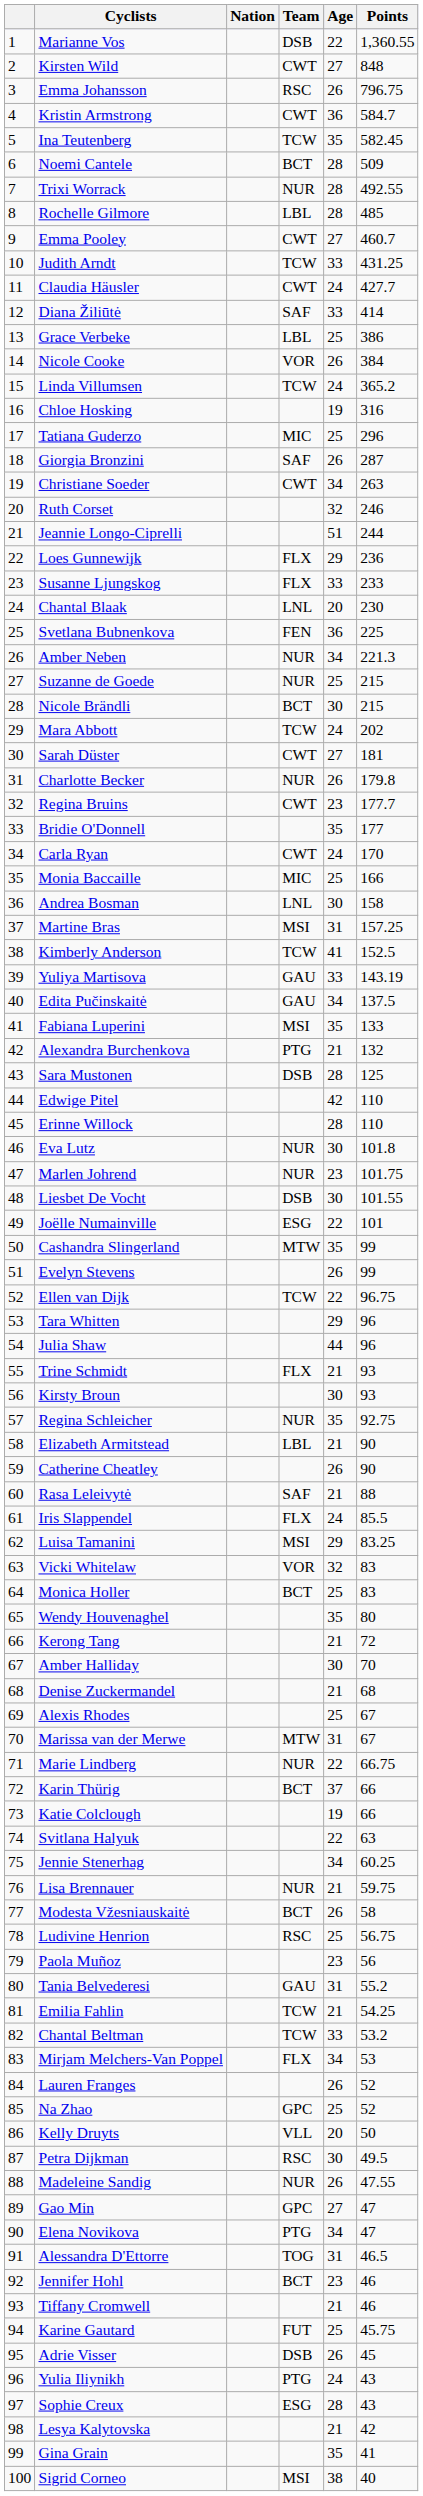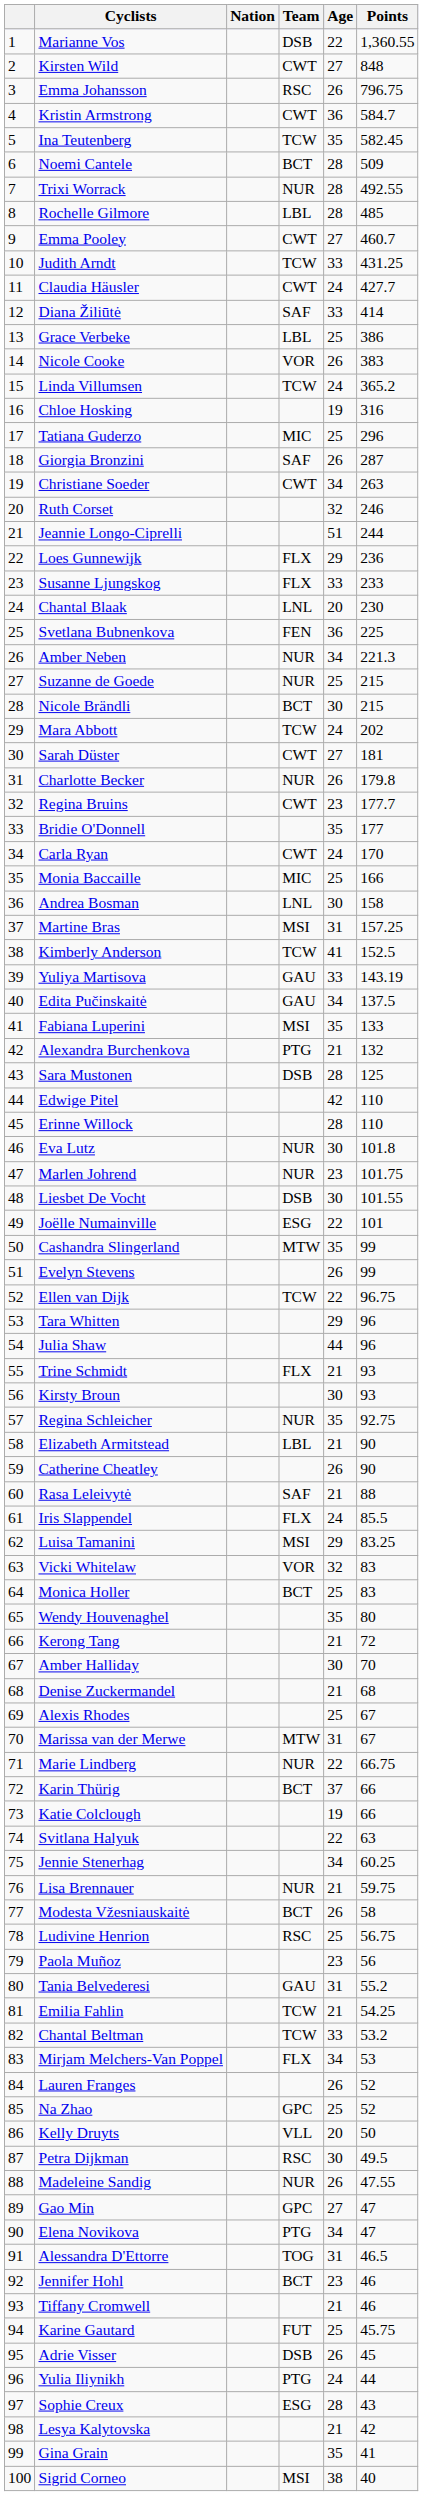(372, 361) 384 -> (372, 361) 383
(368, 2379) 43 -> (368, 2379) 44
